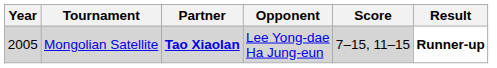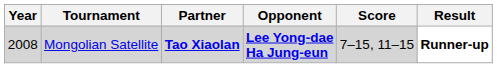(23, 44) 2005 -> (23, 44) 2008
(288, 44) normal -> (290, 44) bold
